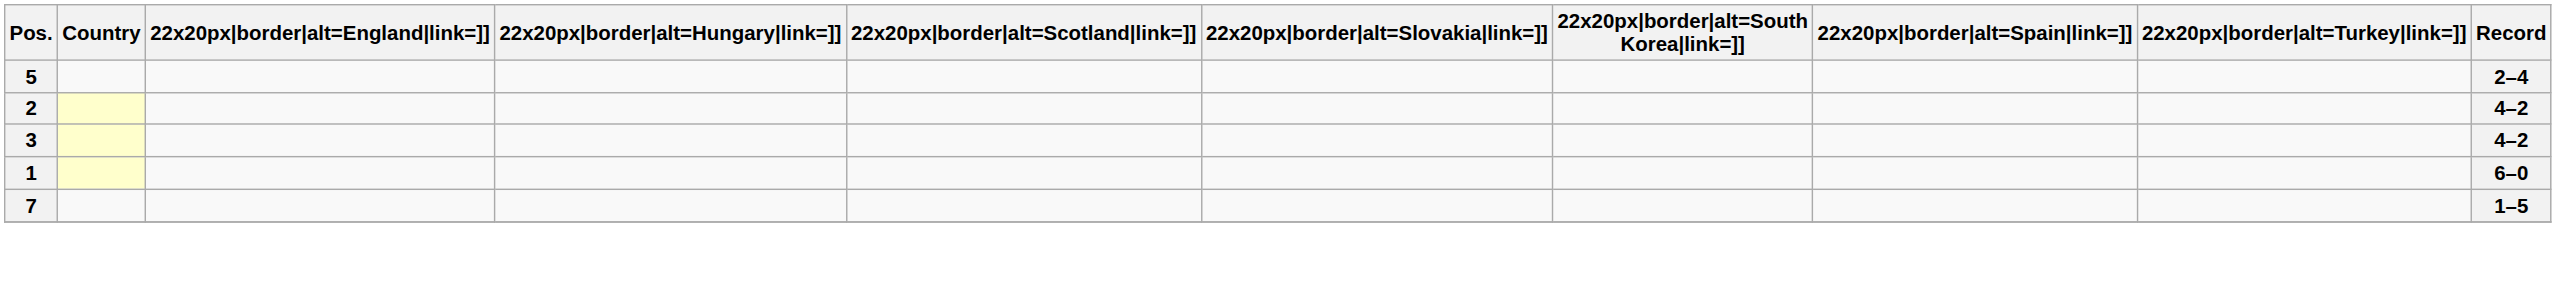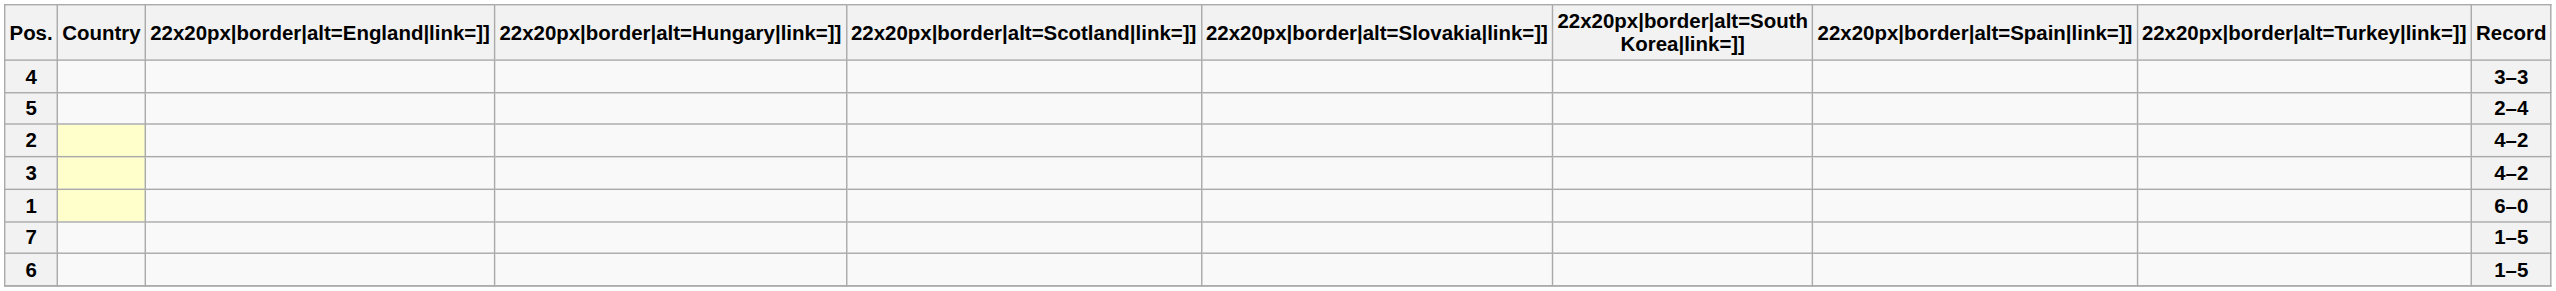+ row: (31, 76)
+ row: (31, 270)
